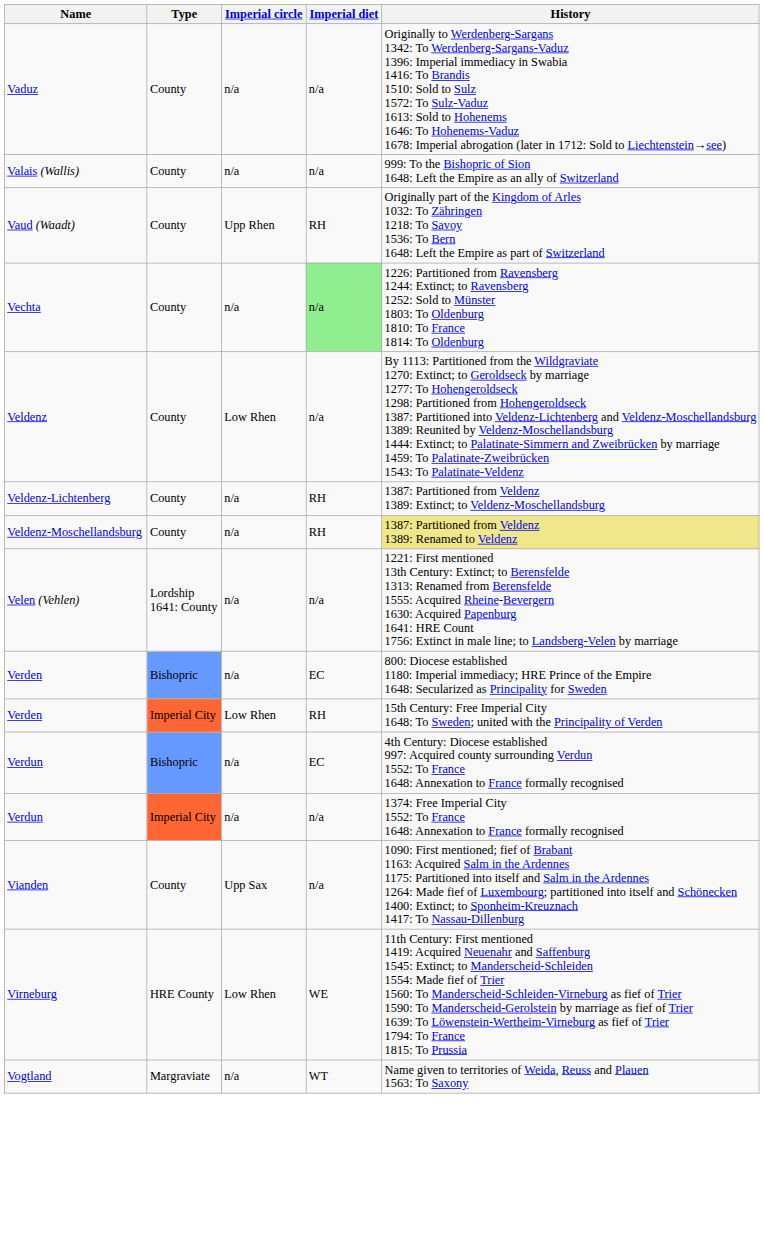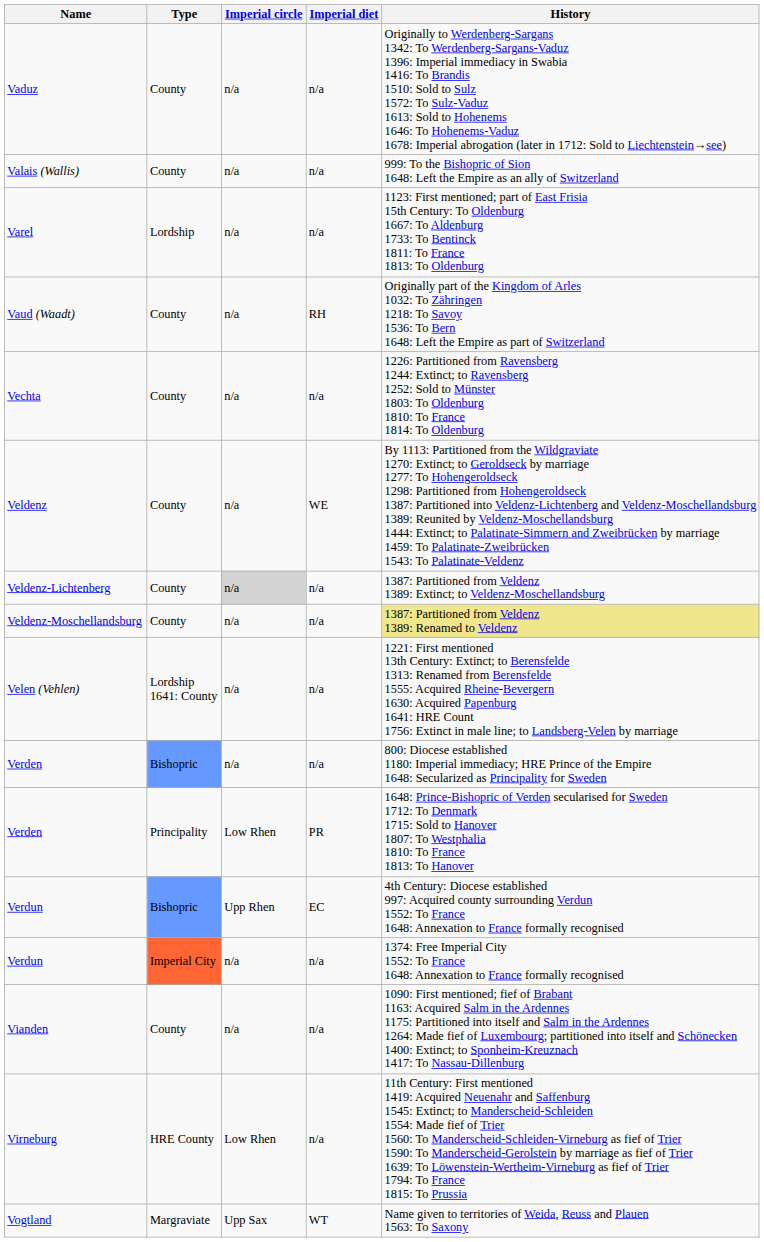+ row: (20, 232)
(249, 225) Upp Rhen -> (232, 314) n/a
(316, 307) lightgreen background -> (316, 396) no background
(250, 416) Low Rhen -> (232, 505) n/a
(316, 416) n/a -> (318, 505) WE
(232, 498) no background -> (232, 587) lightgrey background
(317, 498) RH -> (316, 587) n/a
(317, 532) RH -> (316, 621) n/a
(317, 675) EC -> (316, 764) n/a
+ row: (25, 832)
- row: (25, 715)
(232, 762) n/a -> (249, 907) Upp Rhen
(246, 885) Upp Sax -> (232, 1029) n/a
(318, 994) WE -> (316, 1138) n/a
(232, 1076) n/a -> (246, 1220) Upp Sax
